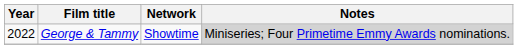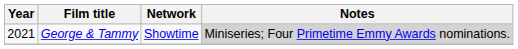(21, 34) 2022 -> (21, 34) 2021
